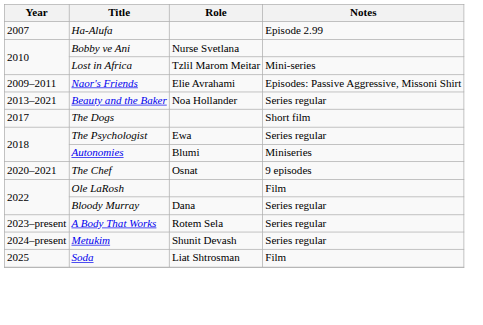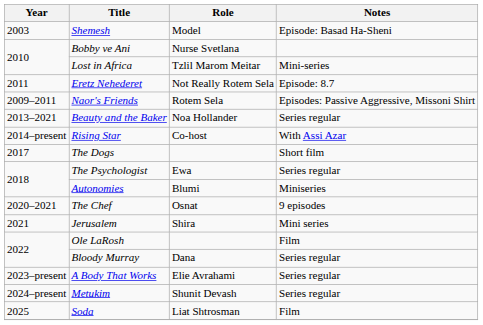+ row: (91, 30)
- row: (92, 30)
+ row: (107, 83)
(204, 83) Elie Avrahami -> (197, 100) Rotem Sela
+ row: (96, 135)
+ row: (94, 223)
(197, 223) Rotem Sela -> (204, 275) Elie Avrahami
